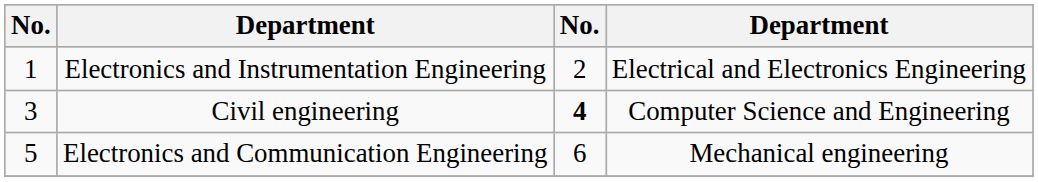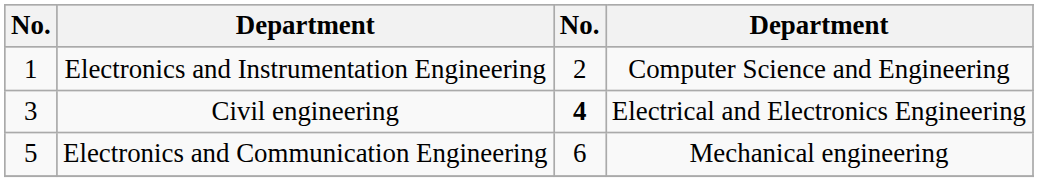(819, 68) Electrical and Electronics Engineering -> (819, 68) Computer Science and Engineering
(819, 111) Computer Science and Engineering -> (819, 111) Electrical and Electronics Engineering
